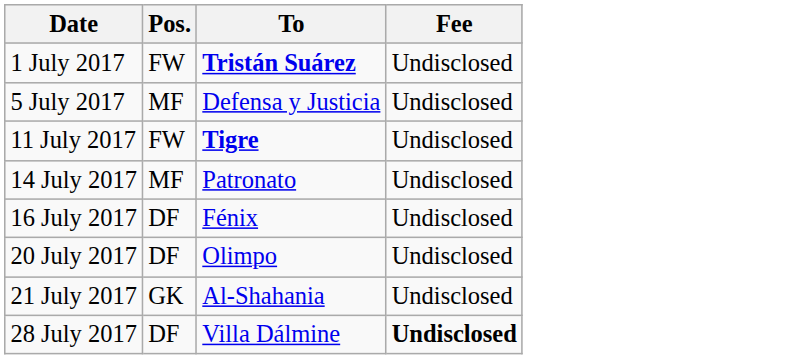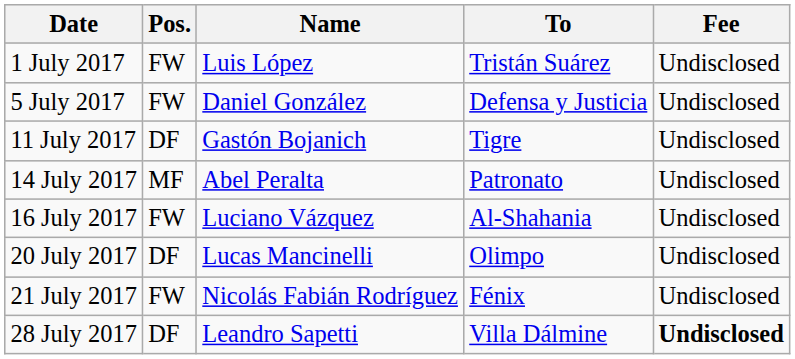+ column: (330, 23)
(279, 62) bold -> (540, 62) normal
(166, 101) MF -> (167, 101) FW
(167, 140) FW -> (164, 140) DF
(230, 140) bold -> (495, 140) normal
(164, 218) DF -> (167, 218) FW
(230, 218) Fénix -> (530, 218) Al-Shahania
(166, 295) GK -> (167, 295) FW
(263, 295) Al-Shahania -> (497, 295) Fénix
